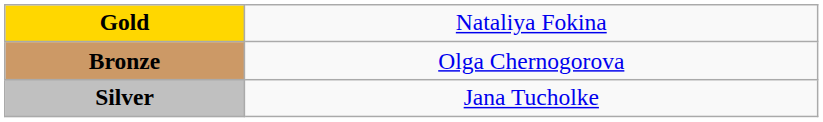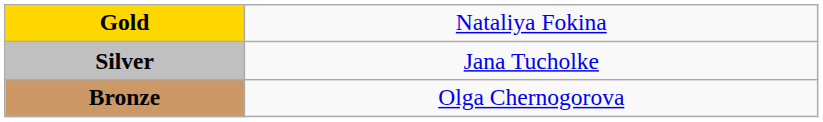rows swapped: (125, 97) <-> (125, 60)
